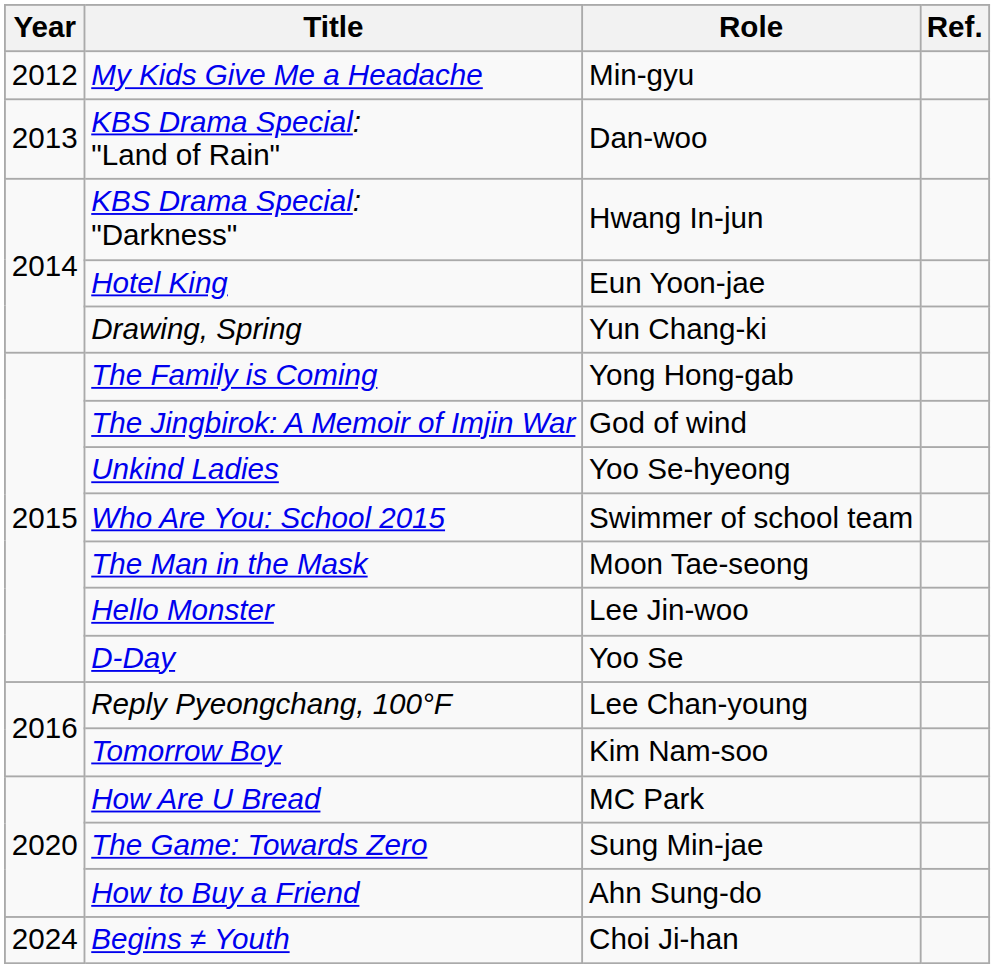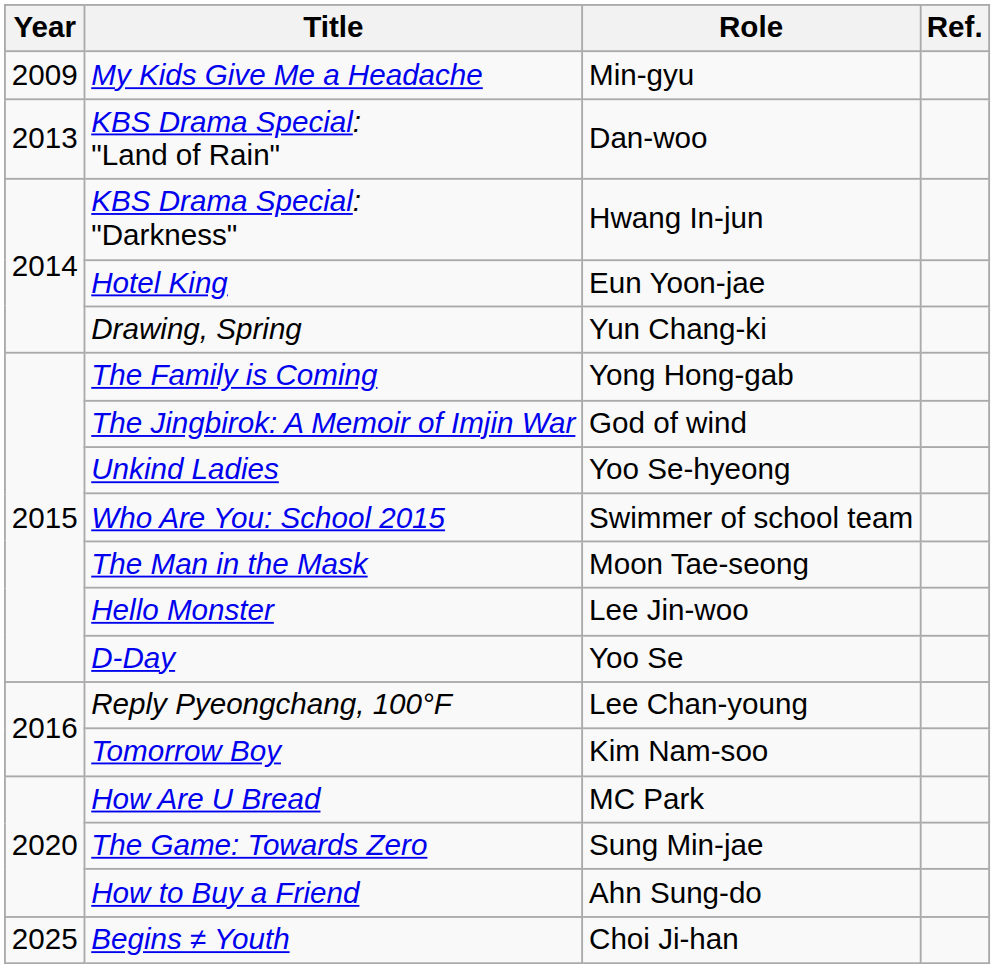(45, 74) 2012 -> (45, 74) 2009
(45, 939) 2024 -> (45, 939) 2025
